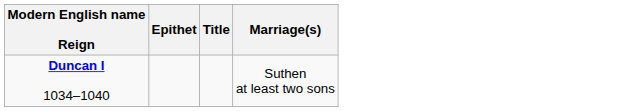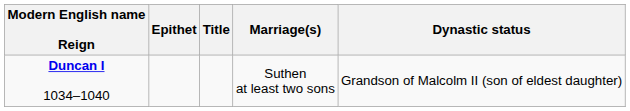+ column: (482, 29)
